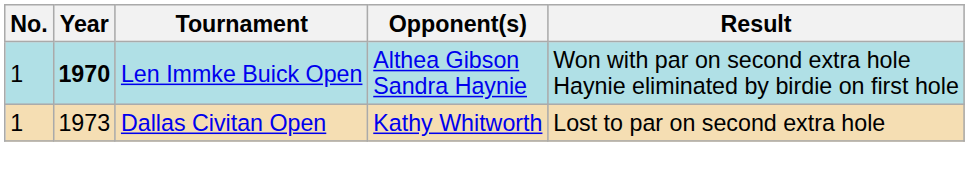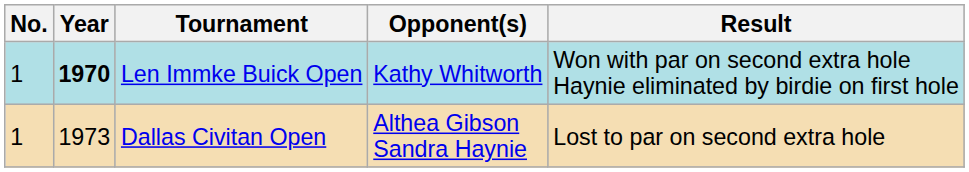(450, 73) Althea Gibson Sandra Haynie -> (458, 73) Kathy Whitworth
(458, 123) Kathy Whitworth -> (450, 136) Althea Gibson Sandra Haynie
